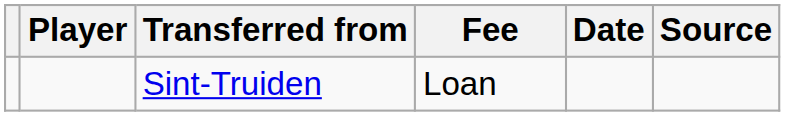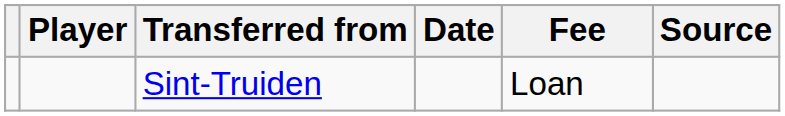columns swapped: (490, 30) <-> (609, 30)
